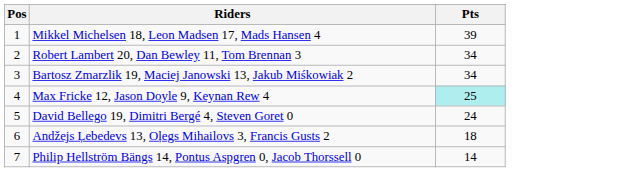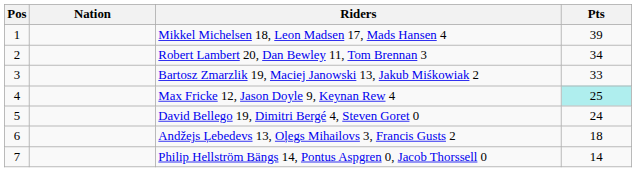+ column: (92, 14)
(470, 75) 34 -> (596, 75) 33
